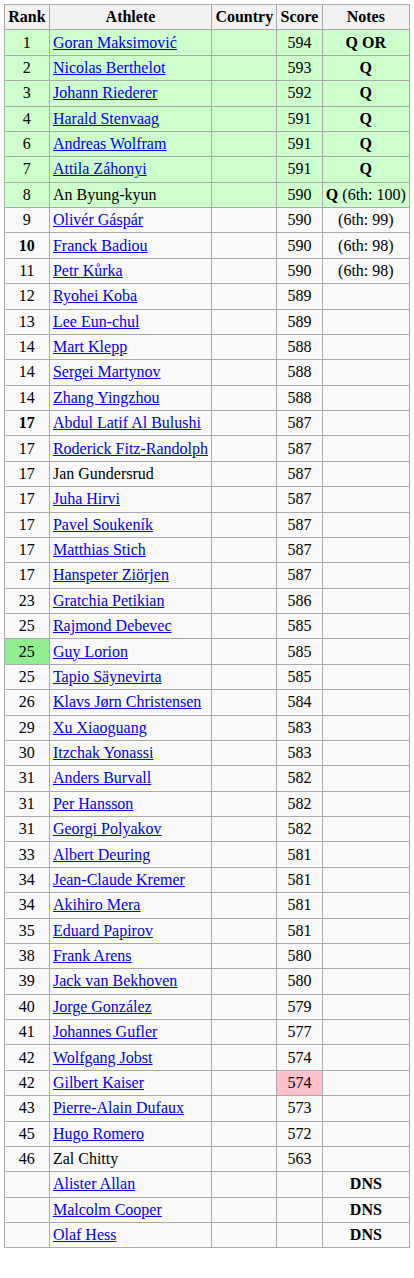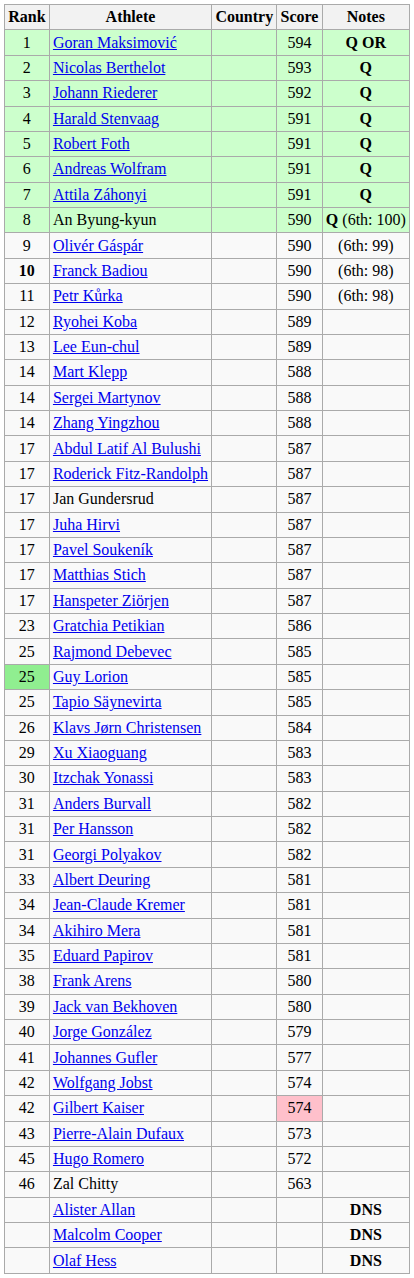+ row: (91, 144)
(27, 423) bold -> (27, 448) normal
